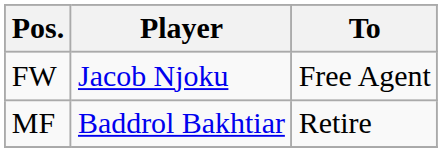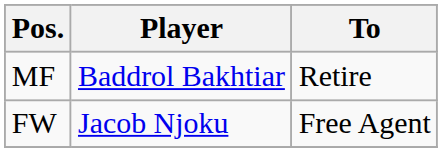rows swapped: (34, 75) <-> (33, 123)
